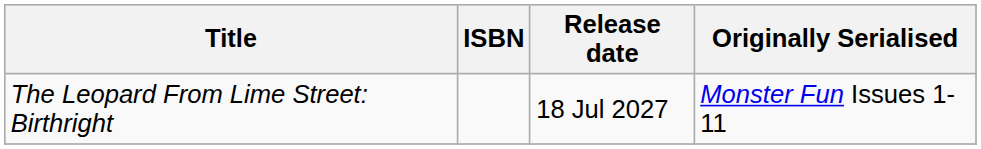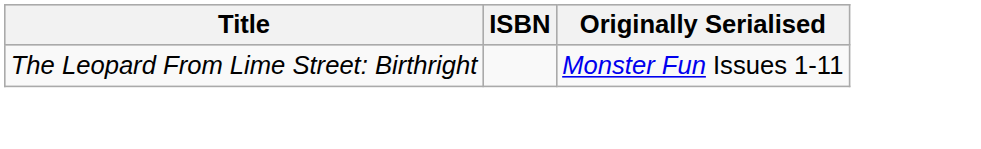- column: (612, 39)
